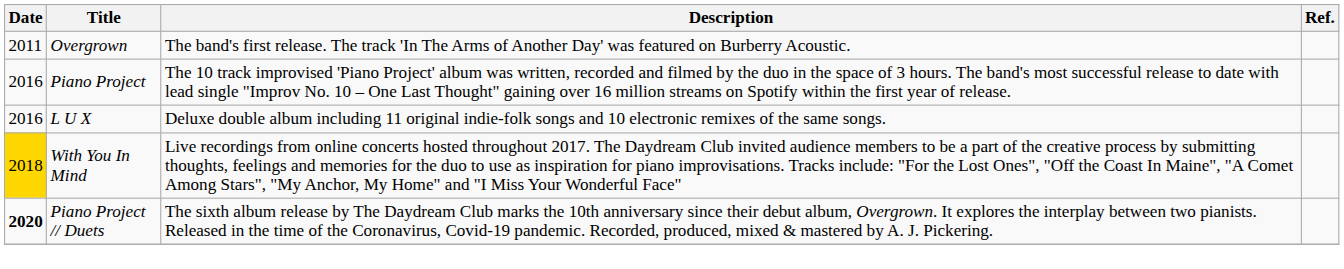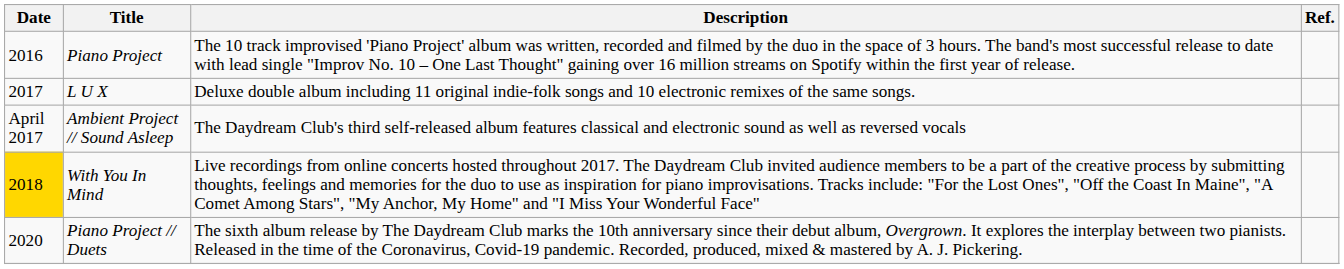- row: (89, 45)
(26, 118) 2016 -> (26, 91) 2017
+ row: (123, 128)
(26, 221) bold -> (26, 240) normal
